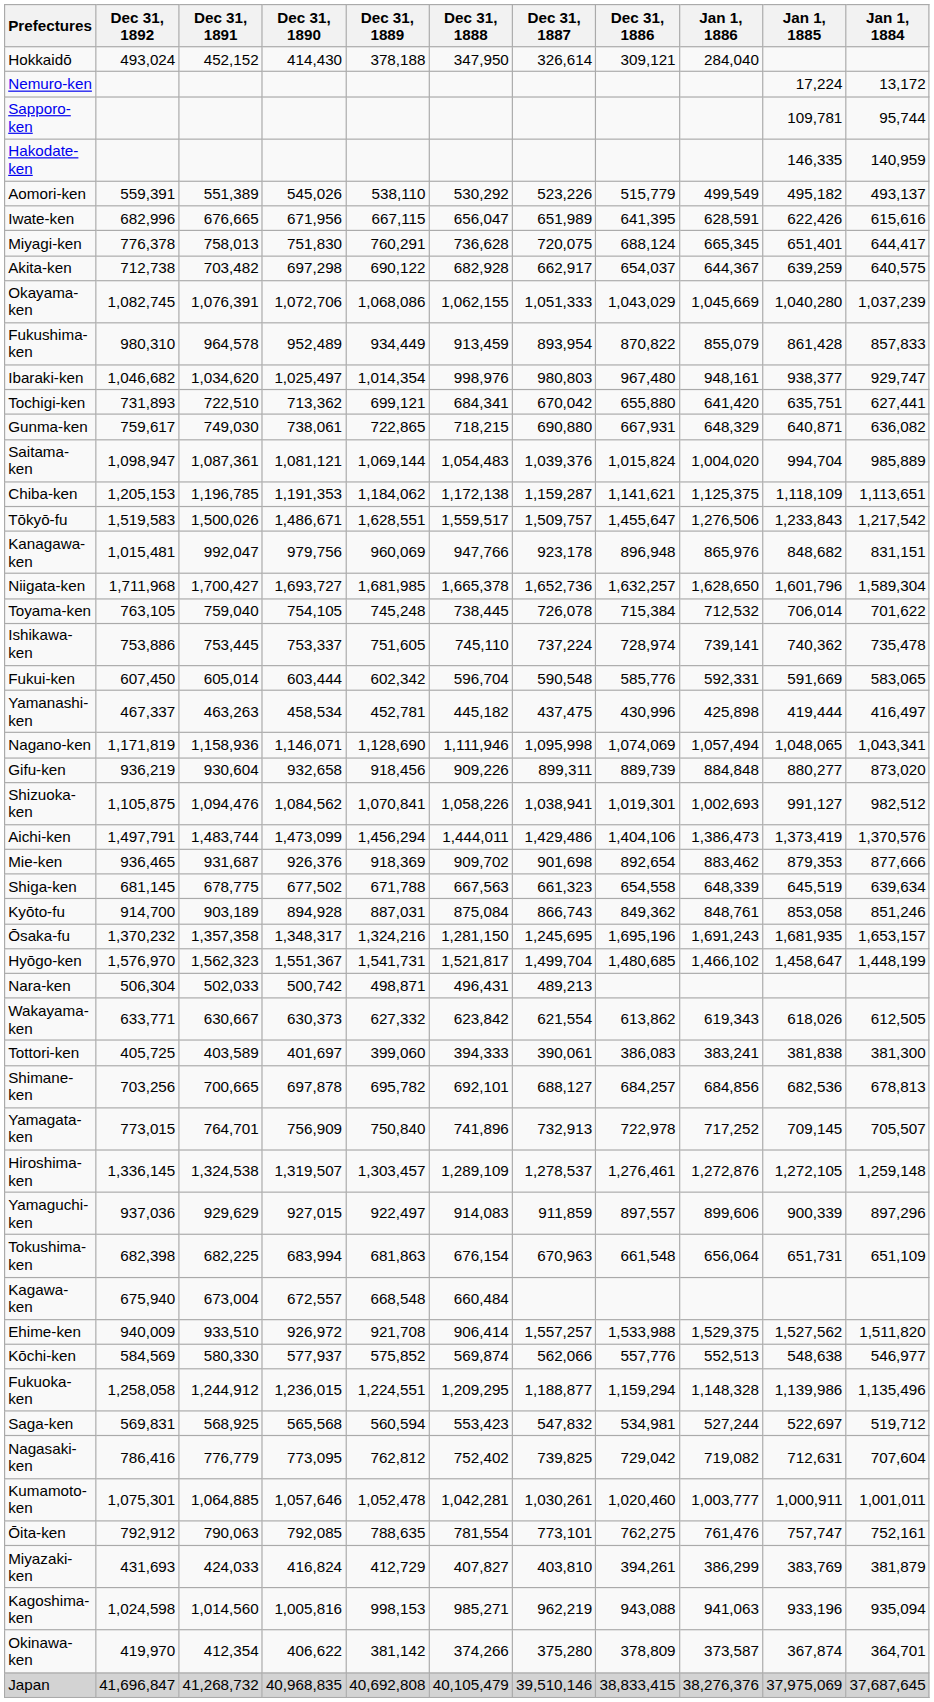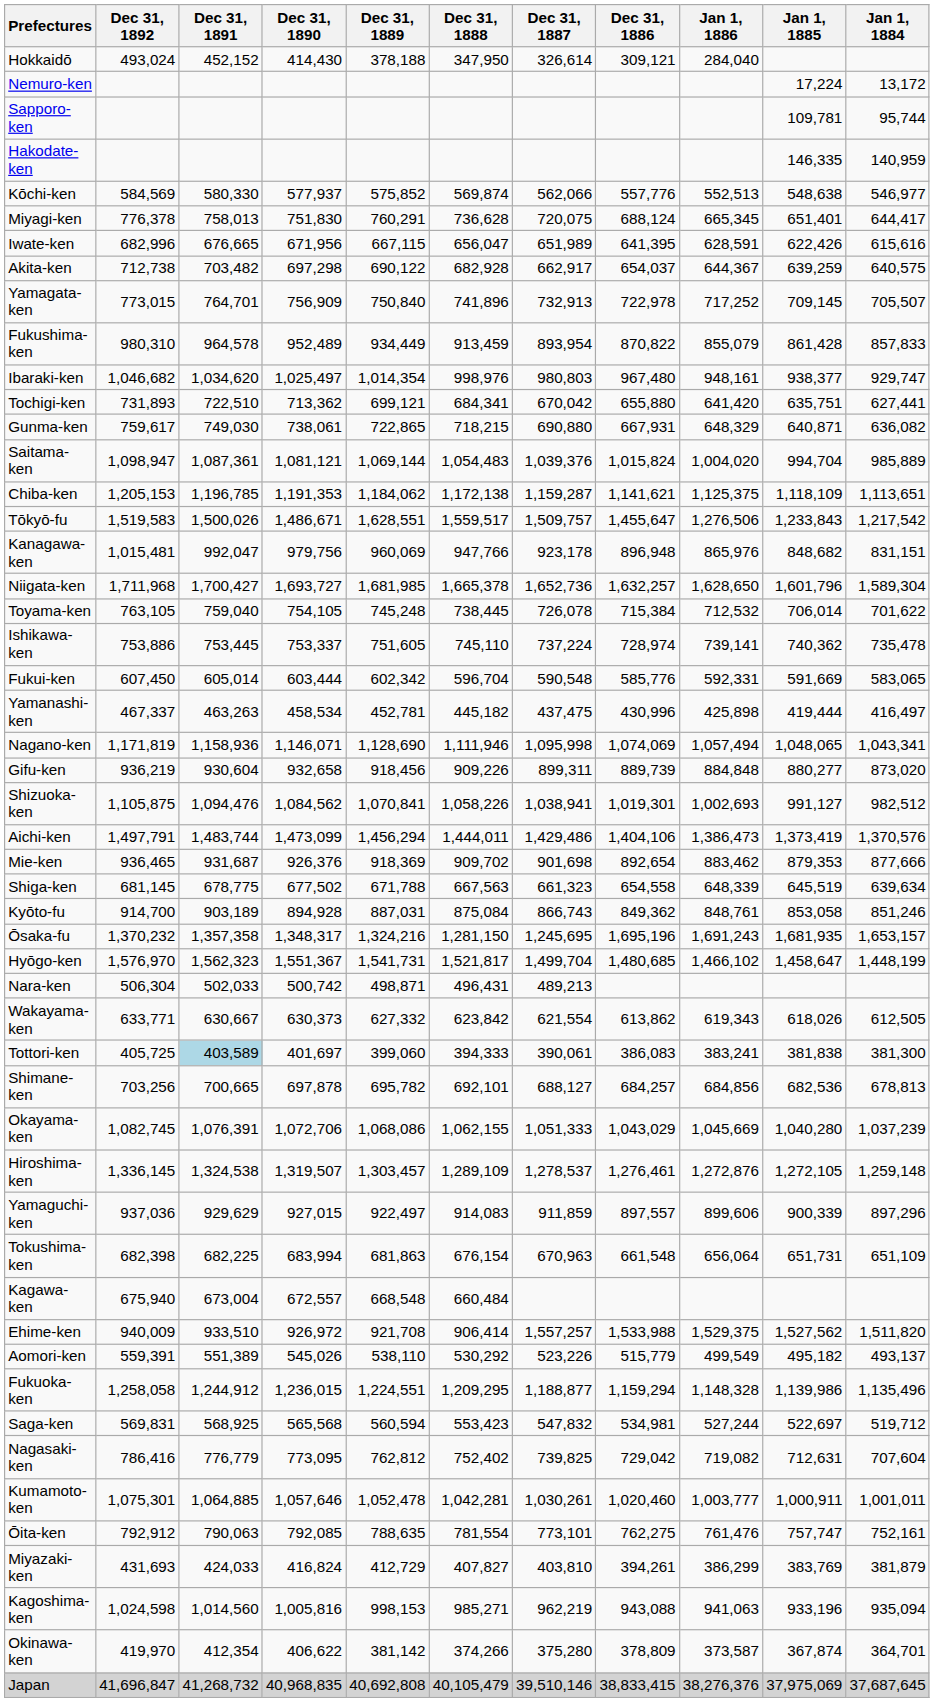rows swapped: (47, 194) <-> (42, 1356)
rows swapped: (41, 218) <-> (45, 243)
rows swapped: (45, 1129) <-> (43, 302)
(231, 1053) no background -> (231, 1053) lightblue background
